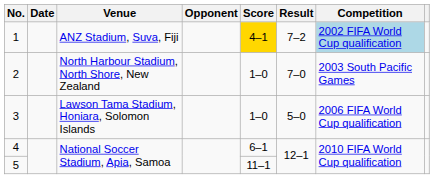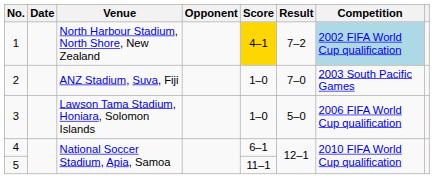(119, 37) ANZ Stadium, Suva, Fiji -> (119, 43) North Harbour Stadium, North Shore, New Zealand
(119, 74) North Harbour Stadium, North Shore, New Zealand -> (119, 80) ANZ Stadium, Suva, Fiji
